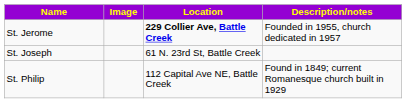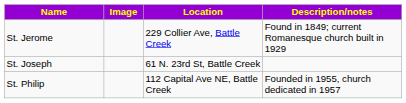(196, 32) bold -> (193, 38) normal
(318, 32) Founded in 1955, church dedicated in 1957 -> (324, 38) Found in 1849; current Romanesque church built in 1929
(324, 79) Found in 1849; current Romanesque church built in 1929 -> (318, 84) Founded in 1955, church dedicated in 1957
